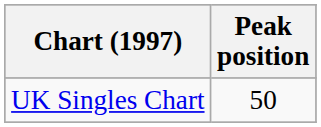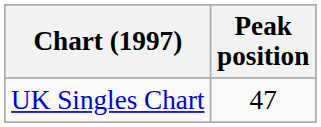(263, 99) 50 -> (263, 99) 47
